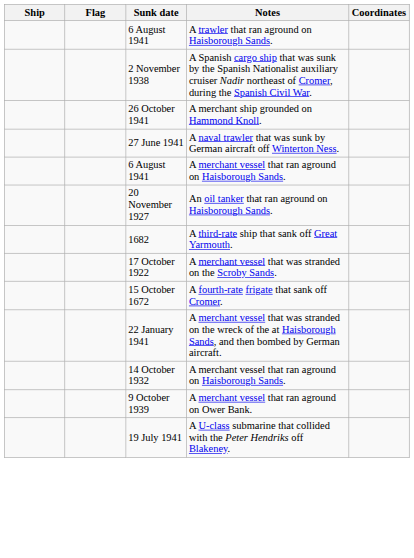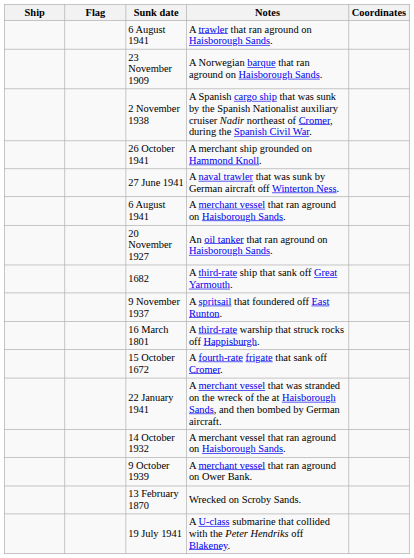+ row: (150, 69)
+ row: (154, 307)
- row: (151, 267)
+ row: (148, 335)
+ row: (153, 500)
